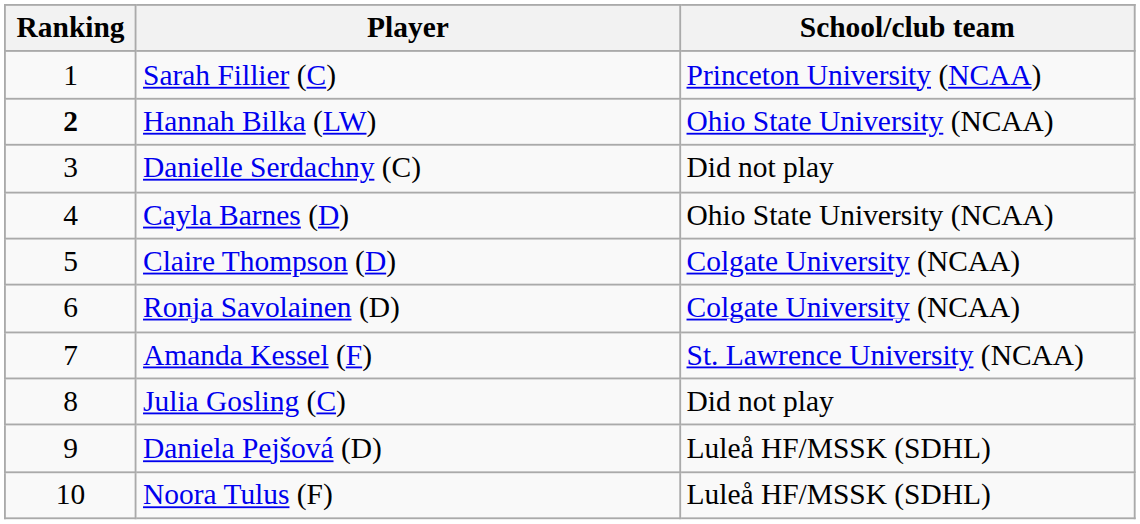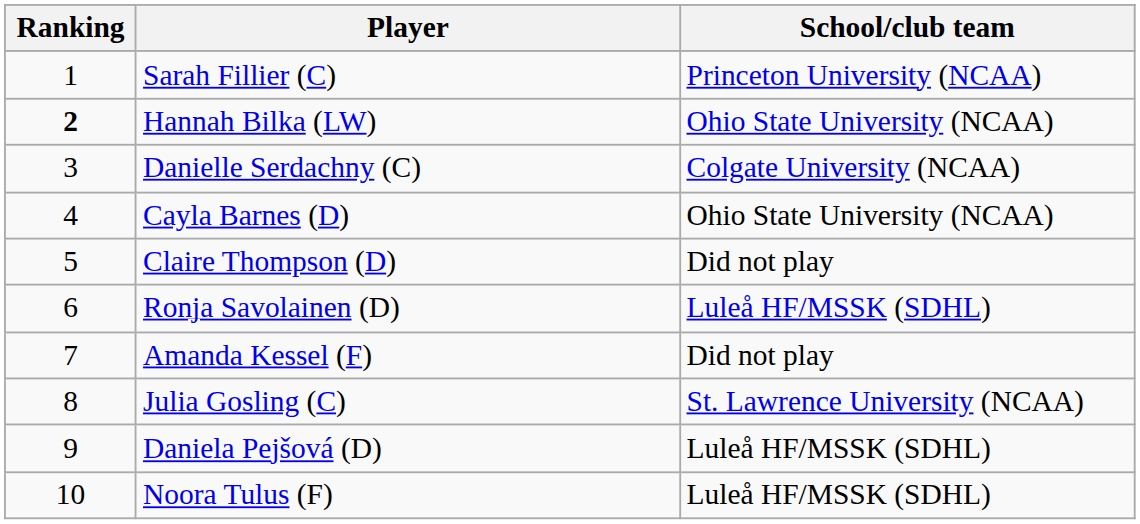(760, 167) Did not play -> (853, 167) Colgate University (NCAA)
(853, 261) Colgate University (NCAA) -> (760, 261) Did not play
(853, 307) Colgate University (NCAA) -> (839, 307) Luleå HF/MSSK (SDHL)
(885, 354) St. Lawrence University (NCAA) -> (760, 354) Did not play
(760, 401) Did not play -> (885, 401) St. Lawrence University (NCAA)
